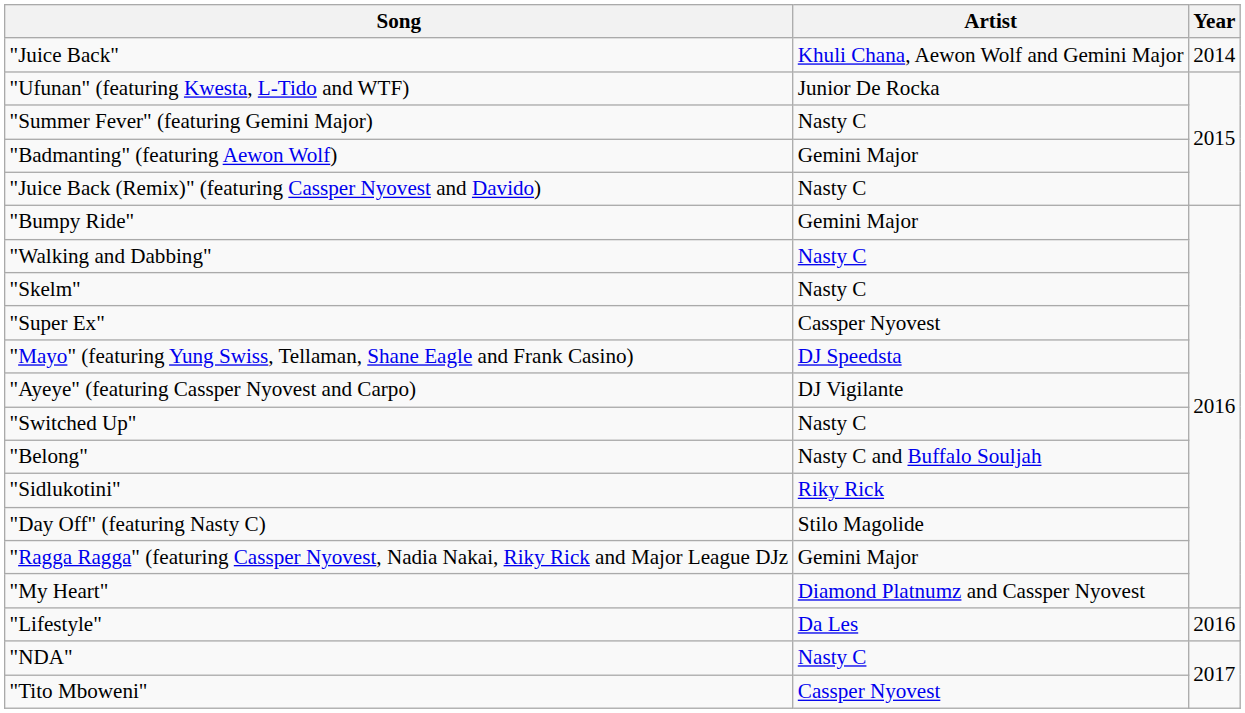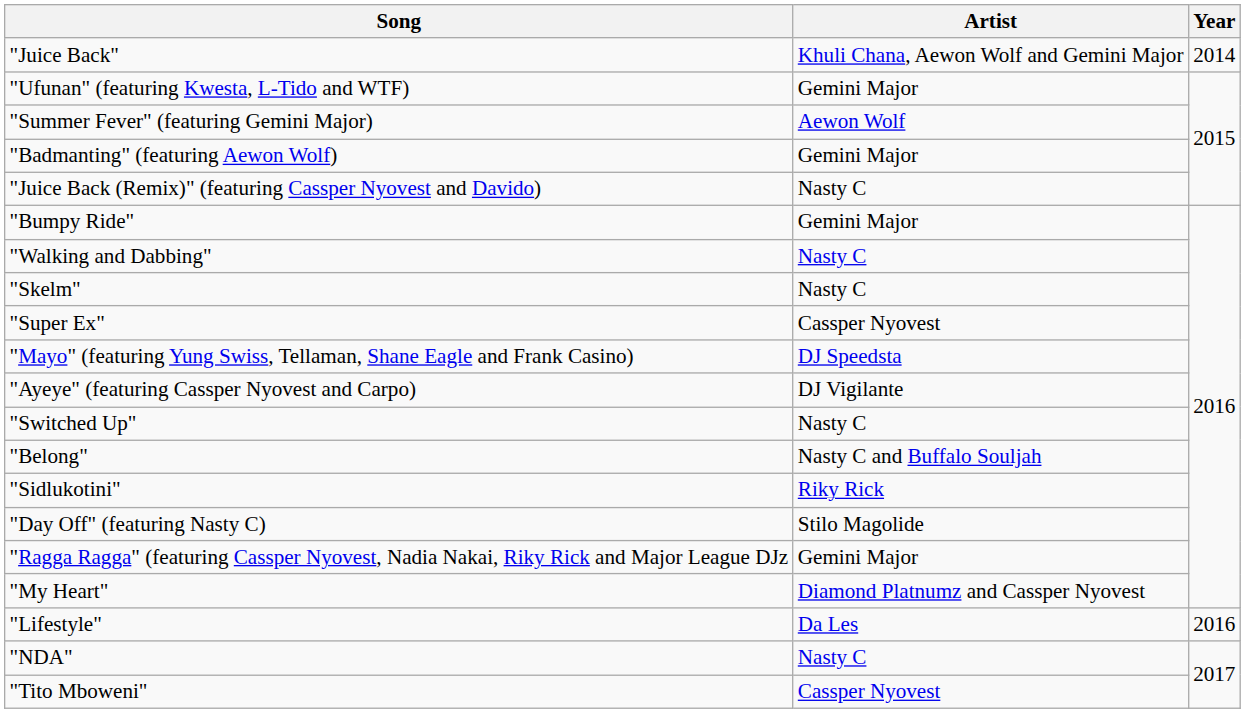(869, 88) Junior De Rocka -> (858, 88) Gemini Major
(832, 121) Nasty C -> (852, 121) Aewon Wolf
